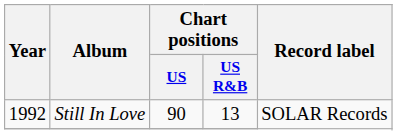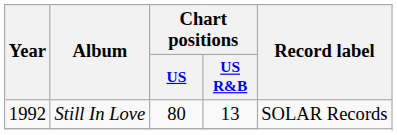(176, 113) 90 -> (176, 113) 80
